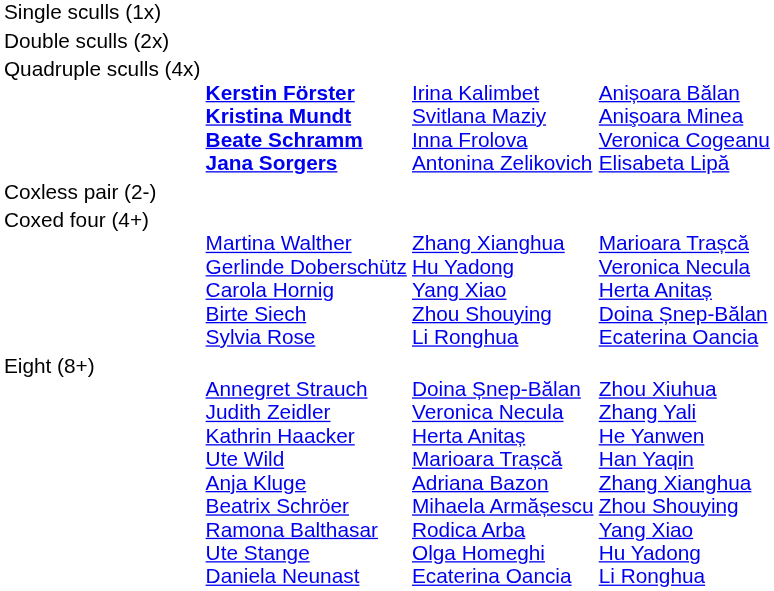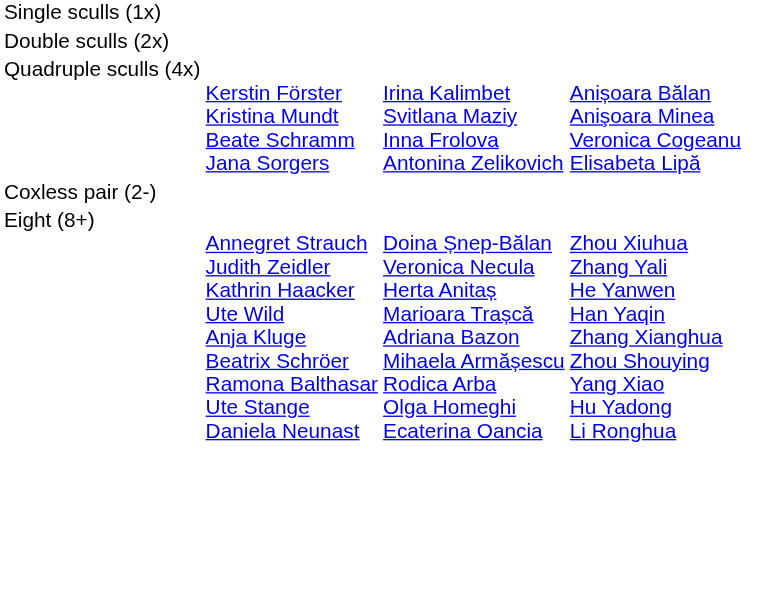(284, 128) bold -> (280, 128) normal
- row: (76, 220)
